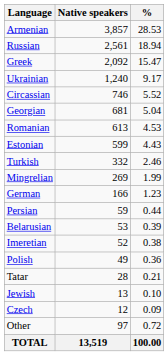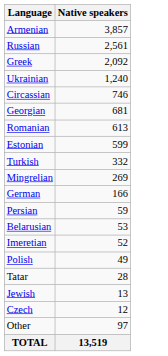- column: (147, 12)
